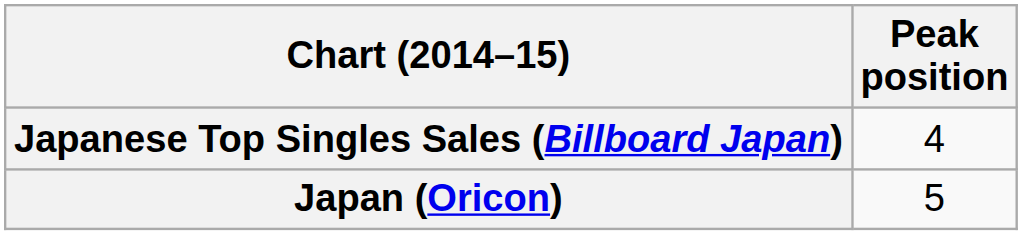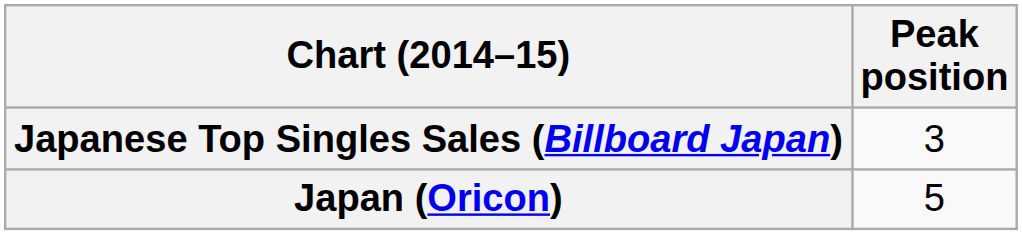(934, 137) 4 -> (934, 137) 3
